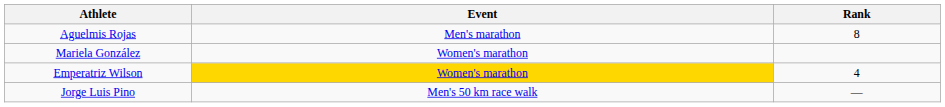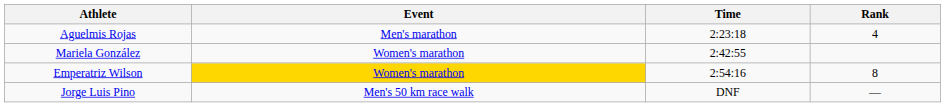+ column: (728, 14)
(857, 34) 8 -> (875, 34) 4
(857, 73) 4 -> (875, 73) 8
